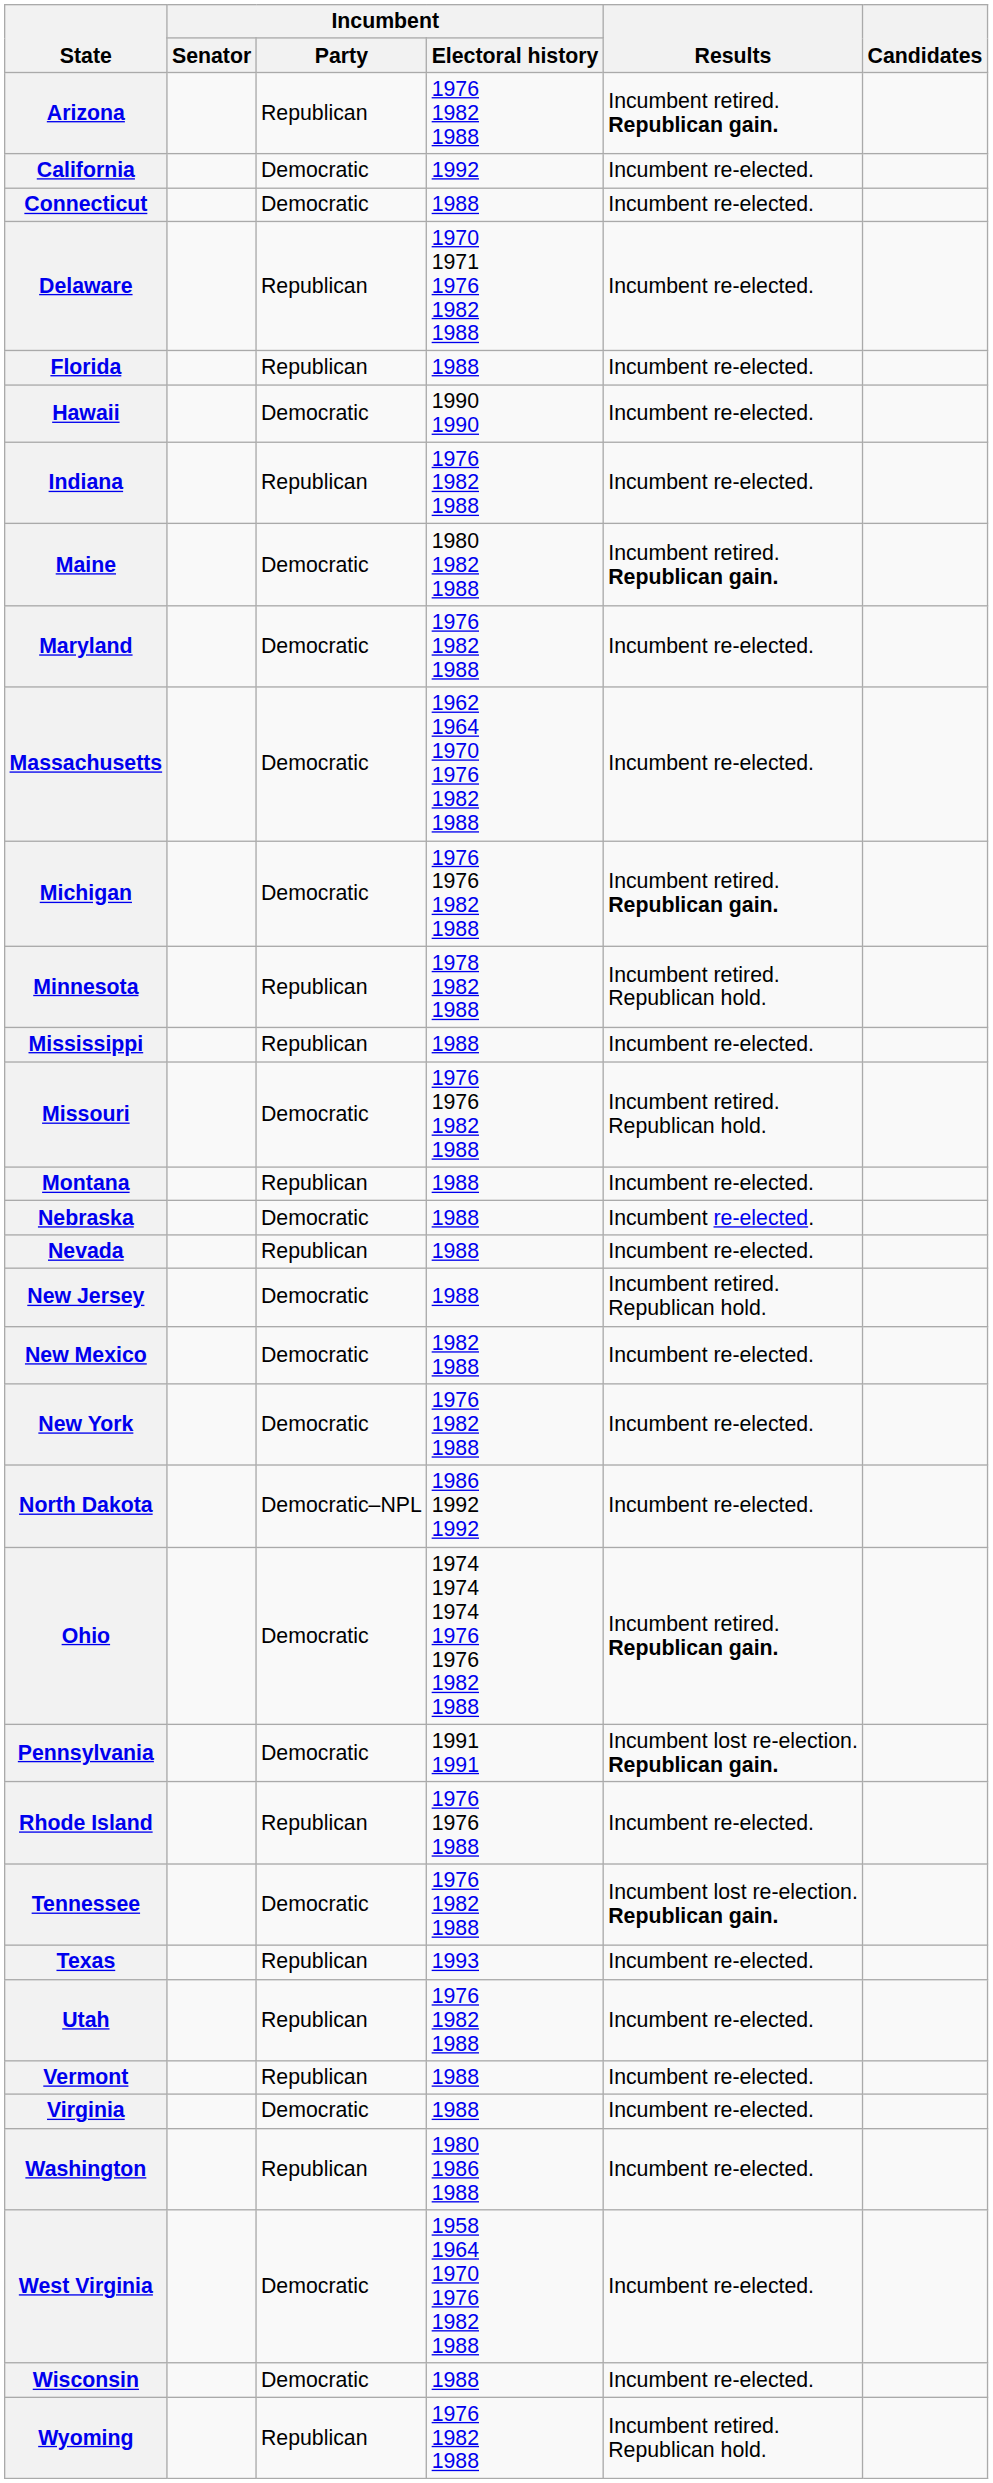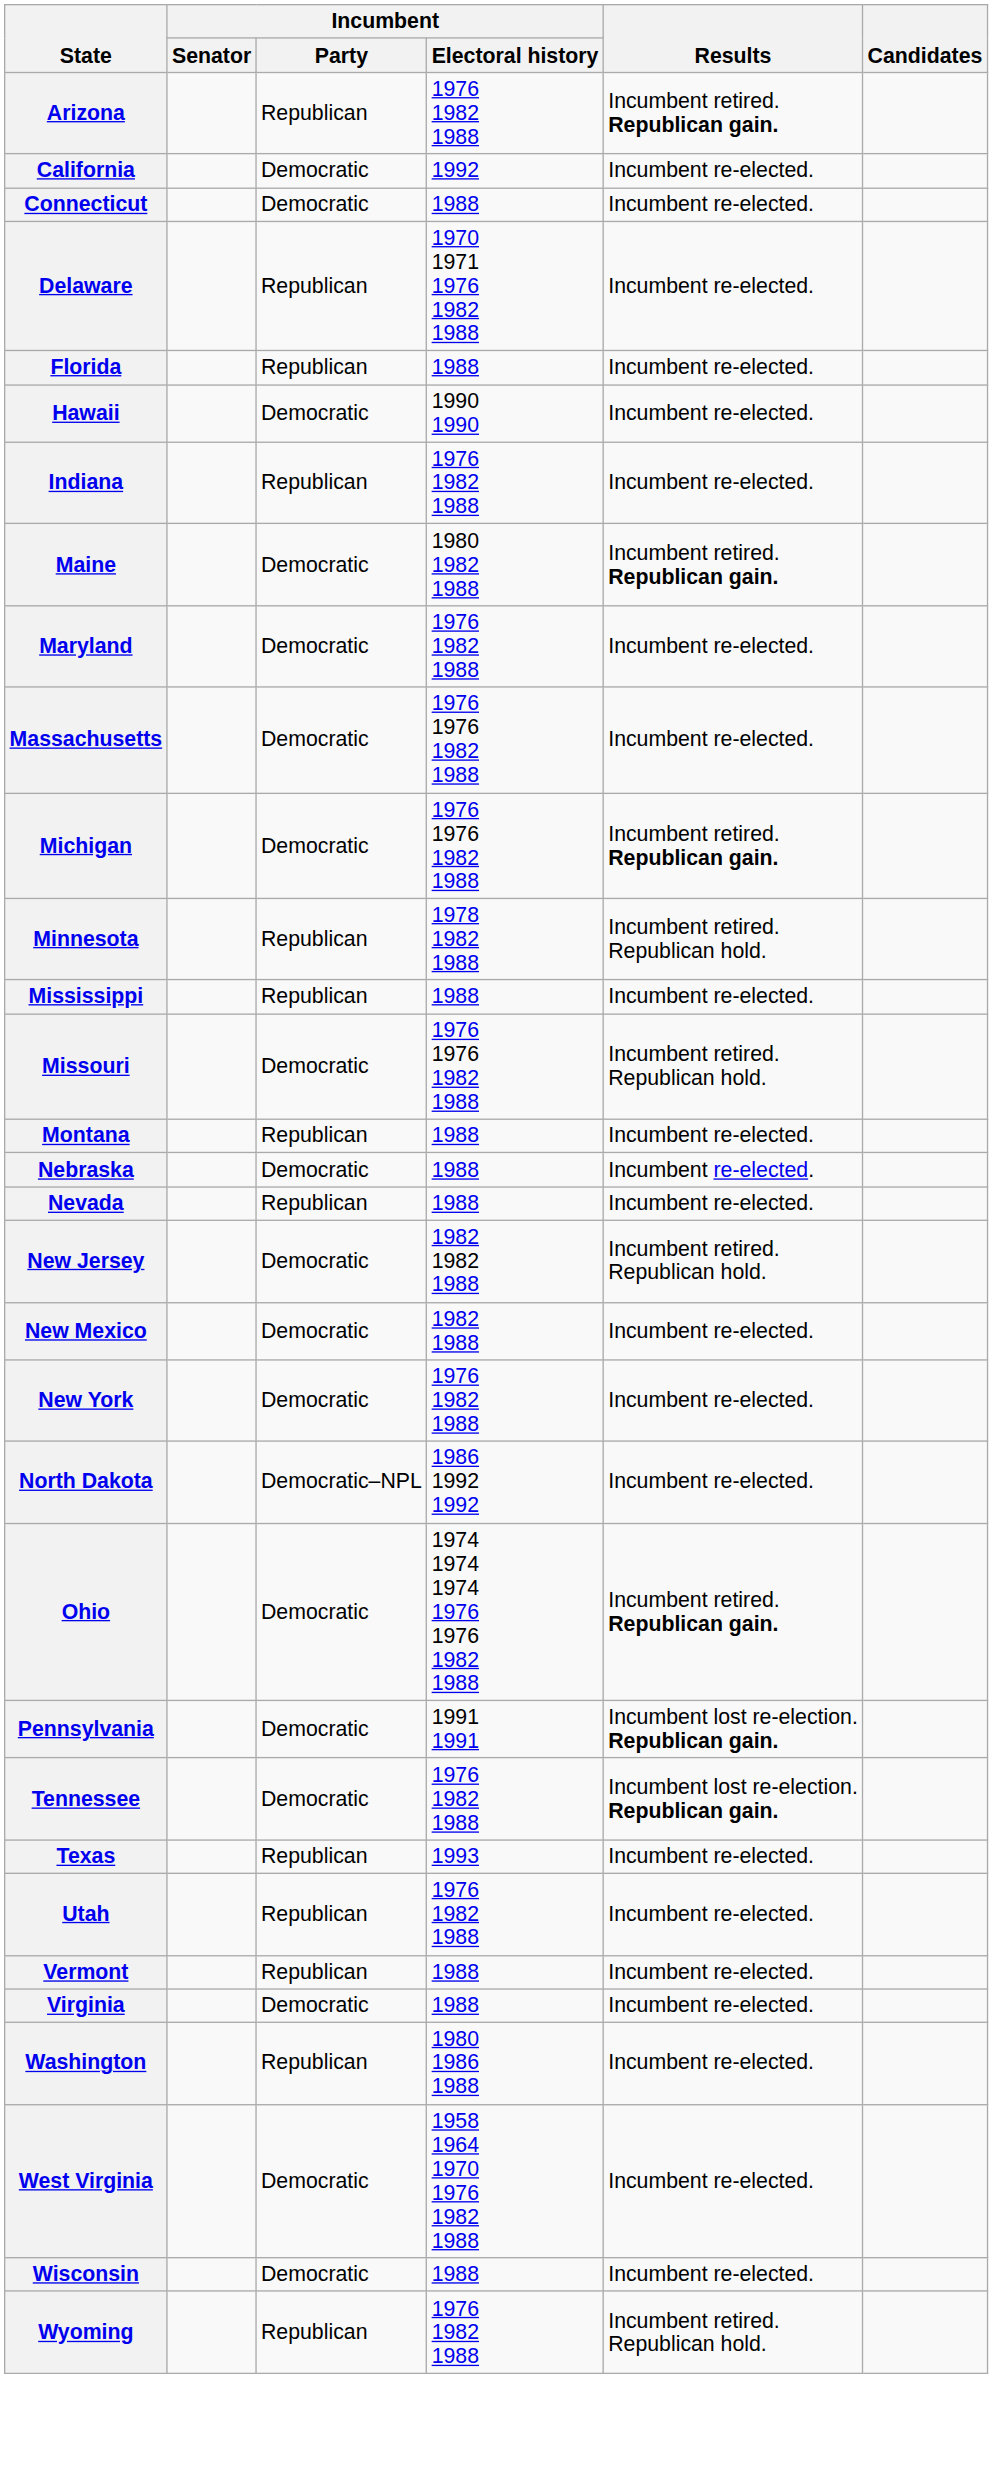(455, 763) 1962 1964 1970 1976 1982 1988 -> (455, 739) 1976 1976 1982 1988
(455, 1297) 1988 -> (455, 1261) 1982 1982 1988
- row: (86, 1822)
